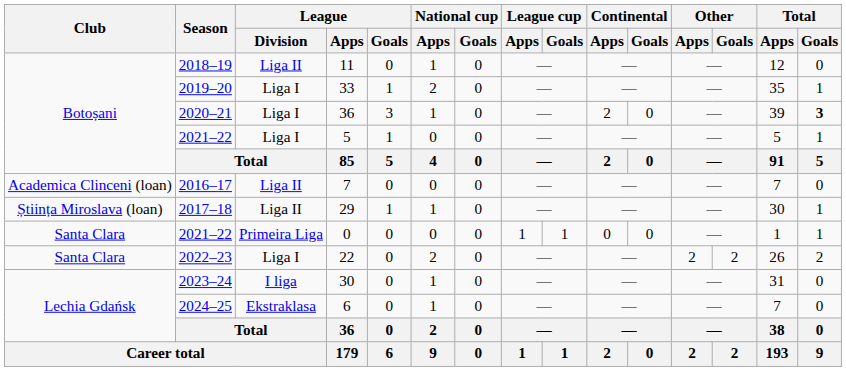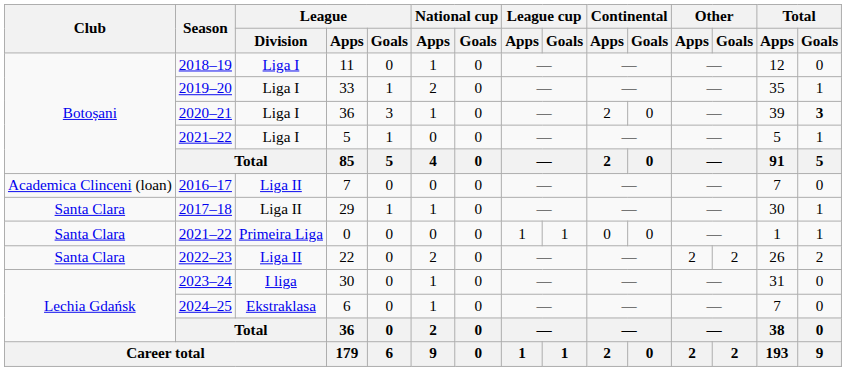(281, 64) Liga II -> (281, 64) Liga I
(90, 209) Știința Miroslava (loan) -> (90, 209) Santa Clara
(281, 257) Liga I -> (281, 257) Liga II
